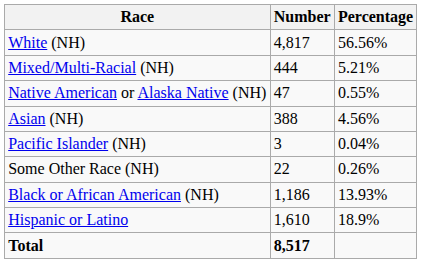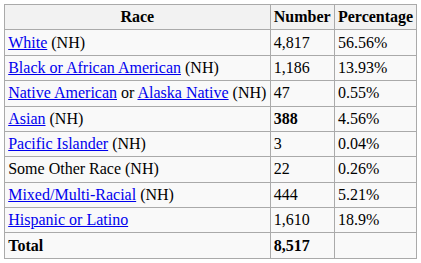rows swapped: (113, 194) <-> (91, 67)
(286, 118) normal -> (286, 118) bold
